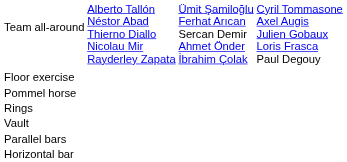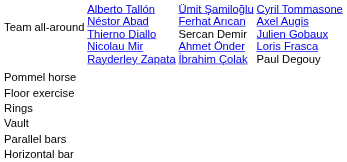rows swapped: (39, 77) <-> (40, 93)
